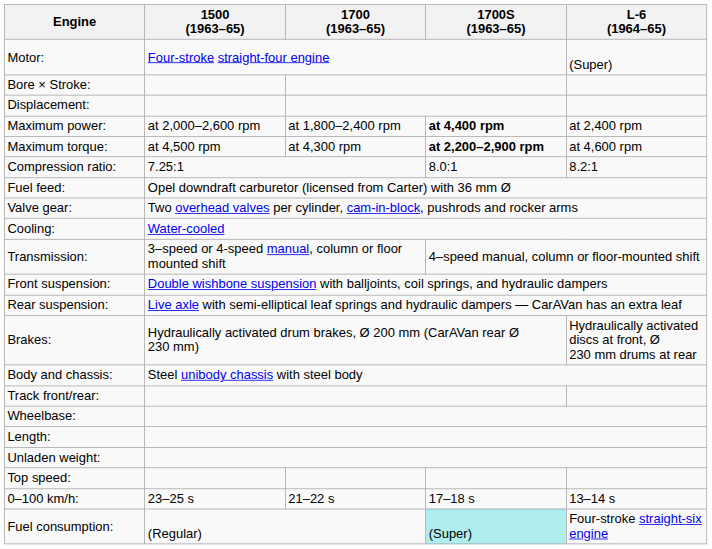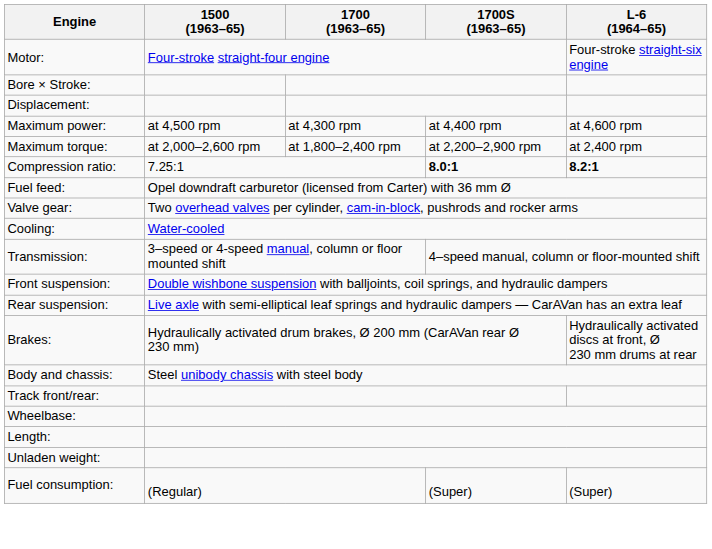(591, 64) (Super) -> (635, 57) Four-stroke straight-six engine
(204, 126) at 2,000–2,600 rpm -> (184, 126) at 4,500 rpm
(344, 126) at 1,800–2,400 rpm -> (325, 126) at 4,300 rpm
(467, 126) bold -> (465, 126) normal
(606, 126) at 2,400 rpm -> (606, 126) at 4,600 rpm
(184, 146) at 4,500 rpm -> (204, 146) at 2,000–2,600 rpm
(325, 146) at 4,300 rpm -> (344, 146) at 1,800–2,400 rpm
(486, 146) bold -> (485, 146) normal
(606, 146) at 4,600 rpm -> (606, 146) at 2,400 rpm
(443, 167) normal -> (444, 167) bold
(584, 167) normal -> (584, 167) bold
- row: (39, 478)
- row: (43, 498)
(450, 533) paleturquoise background -> (450, 492) no background
(635, 526) Four-stroke straight-six engine -> (591, 492) (Super)
